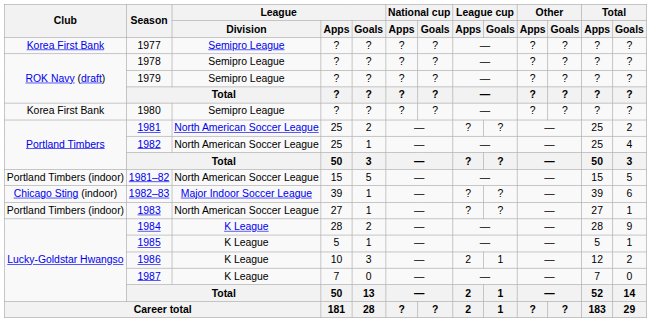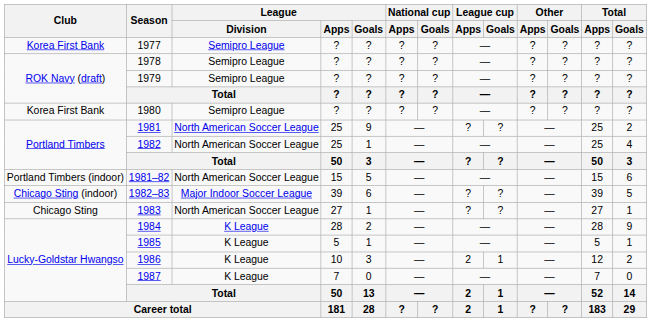(369, 128) 2 -> (369, 128) 9
(629, 177) 5 -> (629, 177) 6
(369, 194) 1 -> (369, 194) 6
(629, 194) 6 -> (629, 194) 5
(65, 210) Portland Timbers (indoor) -> (65, 210) Chicago Sting
